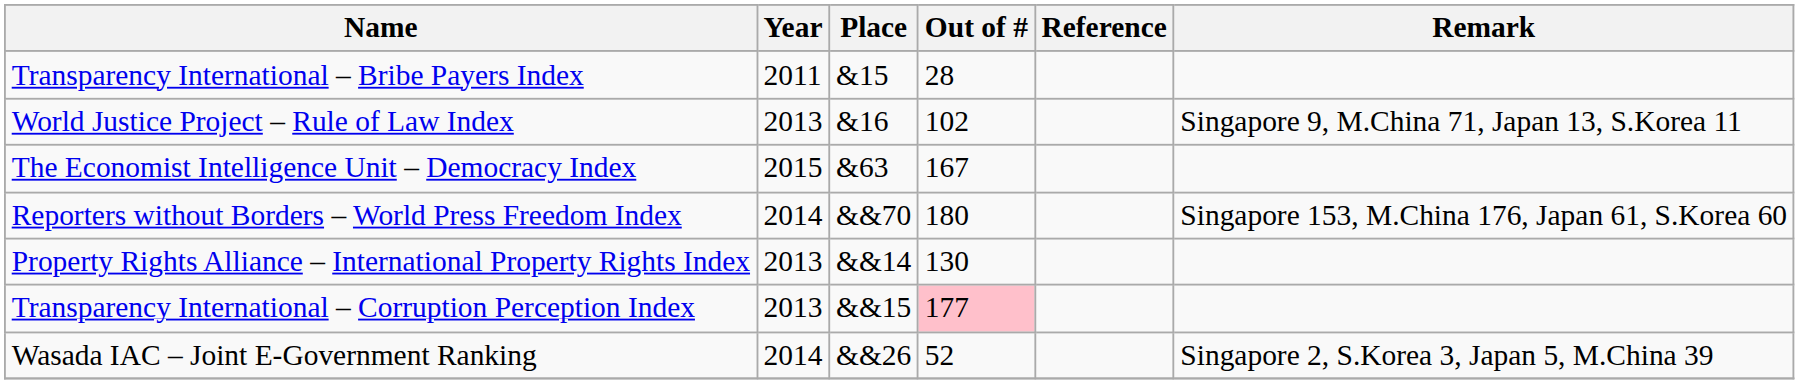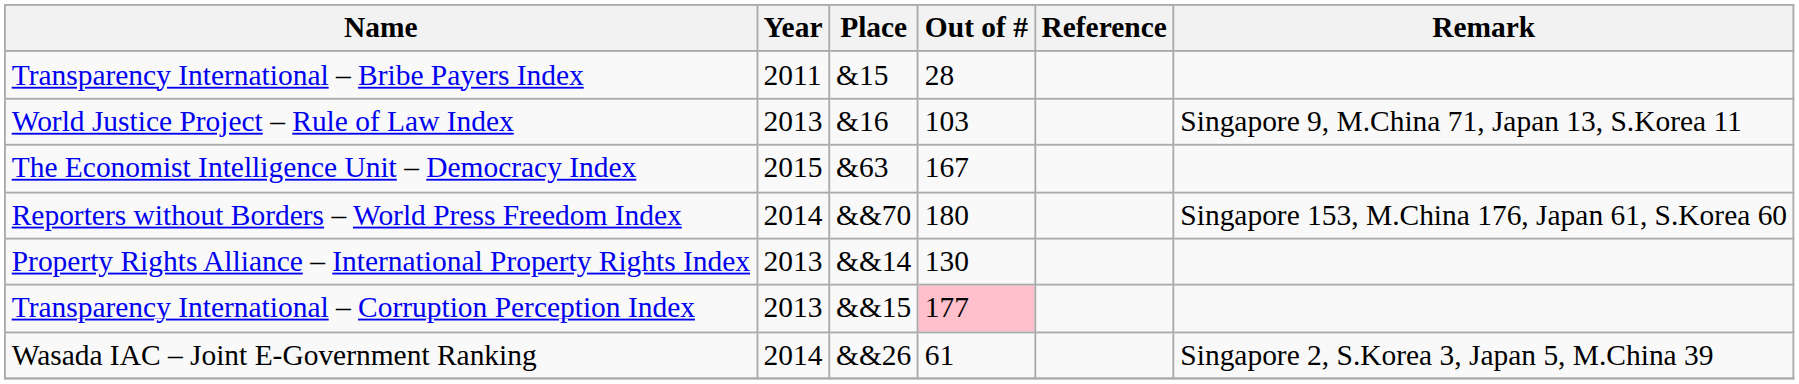(947, 121) 102 -> (947, 121) 103
(940, 354) 52 -> (940, 354) 61
